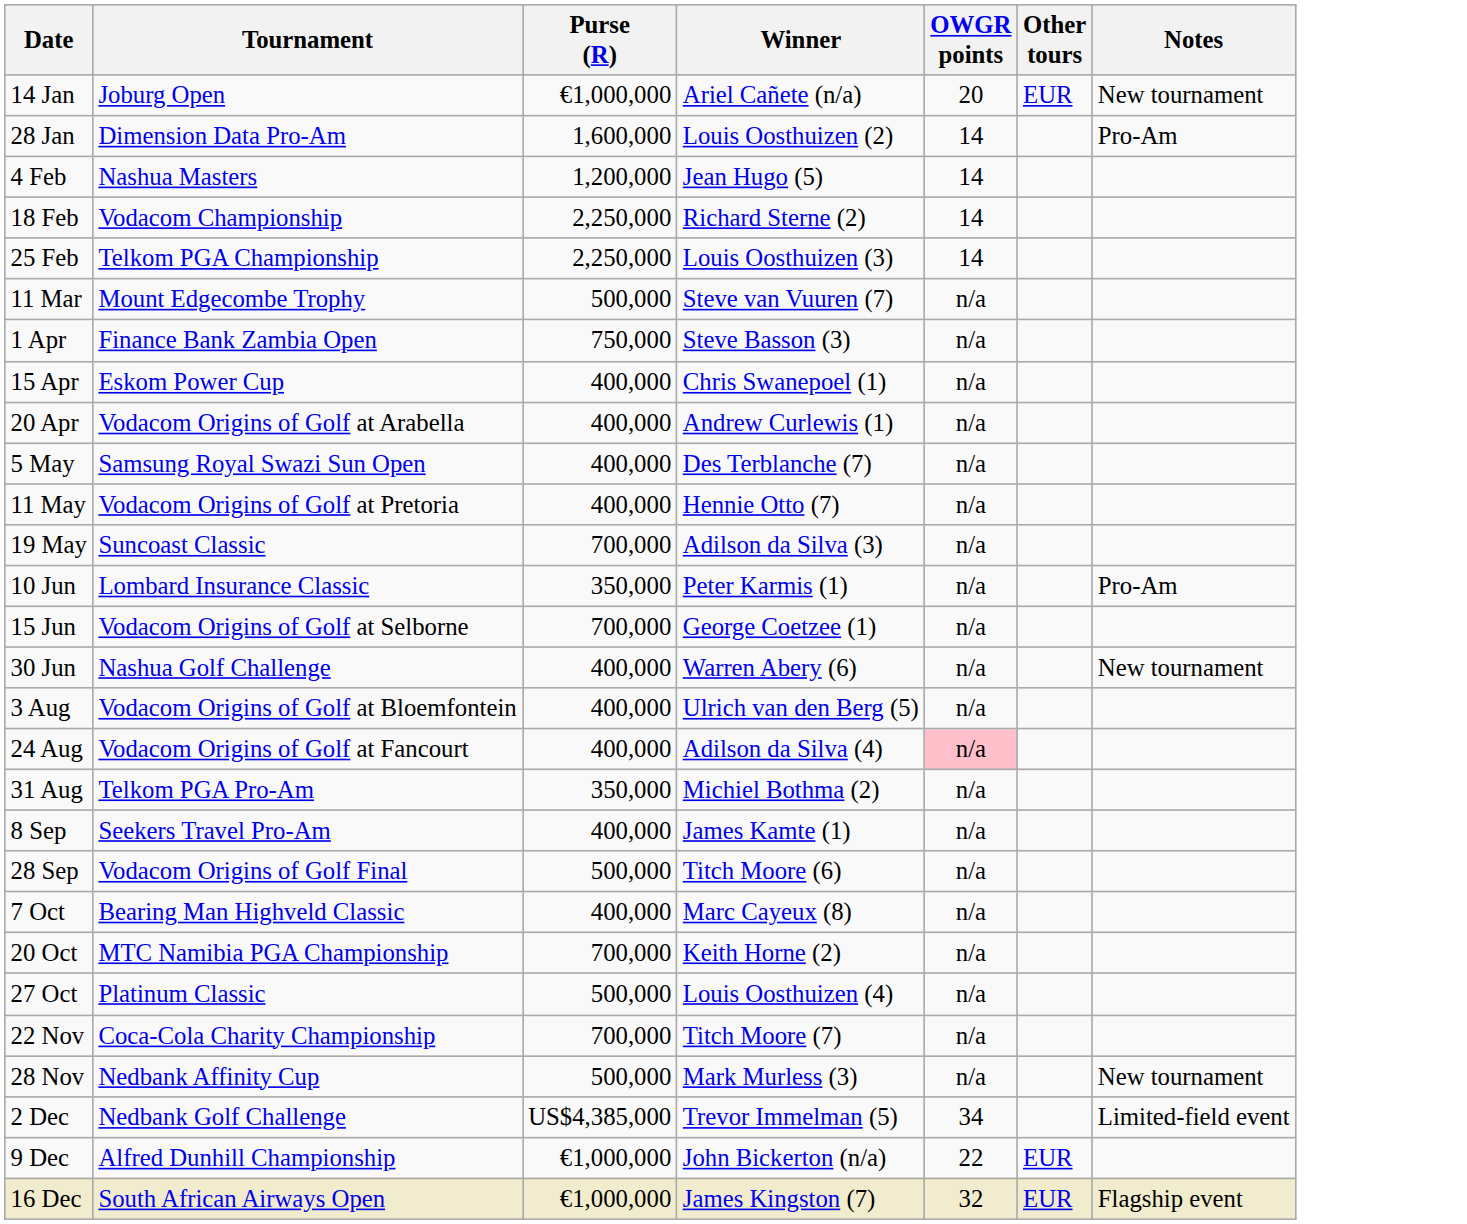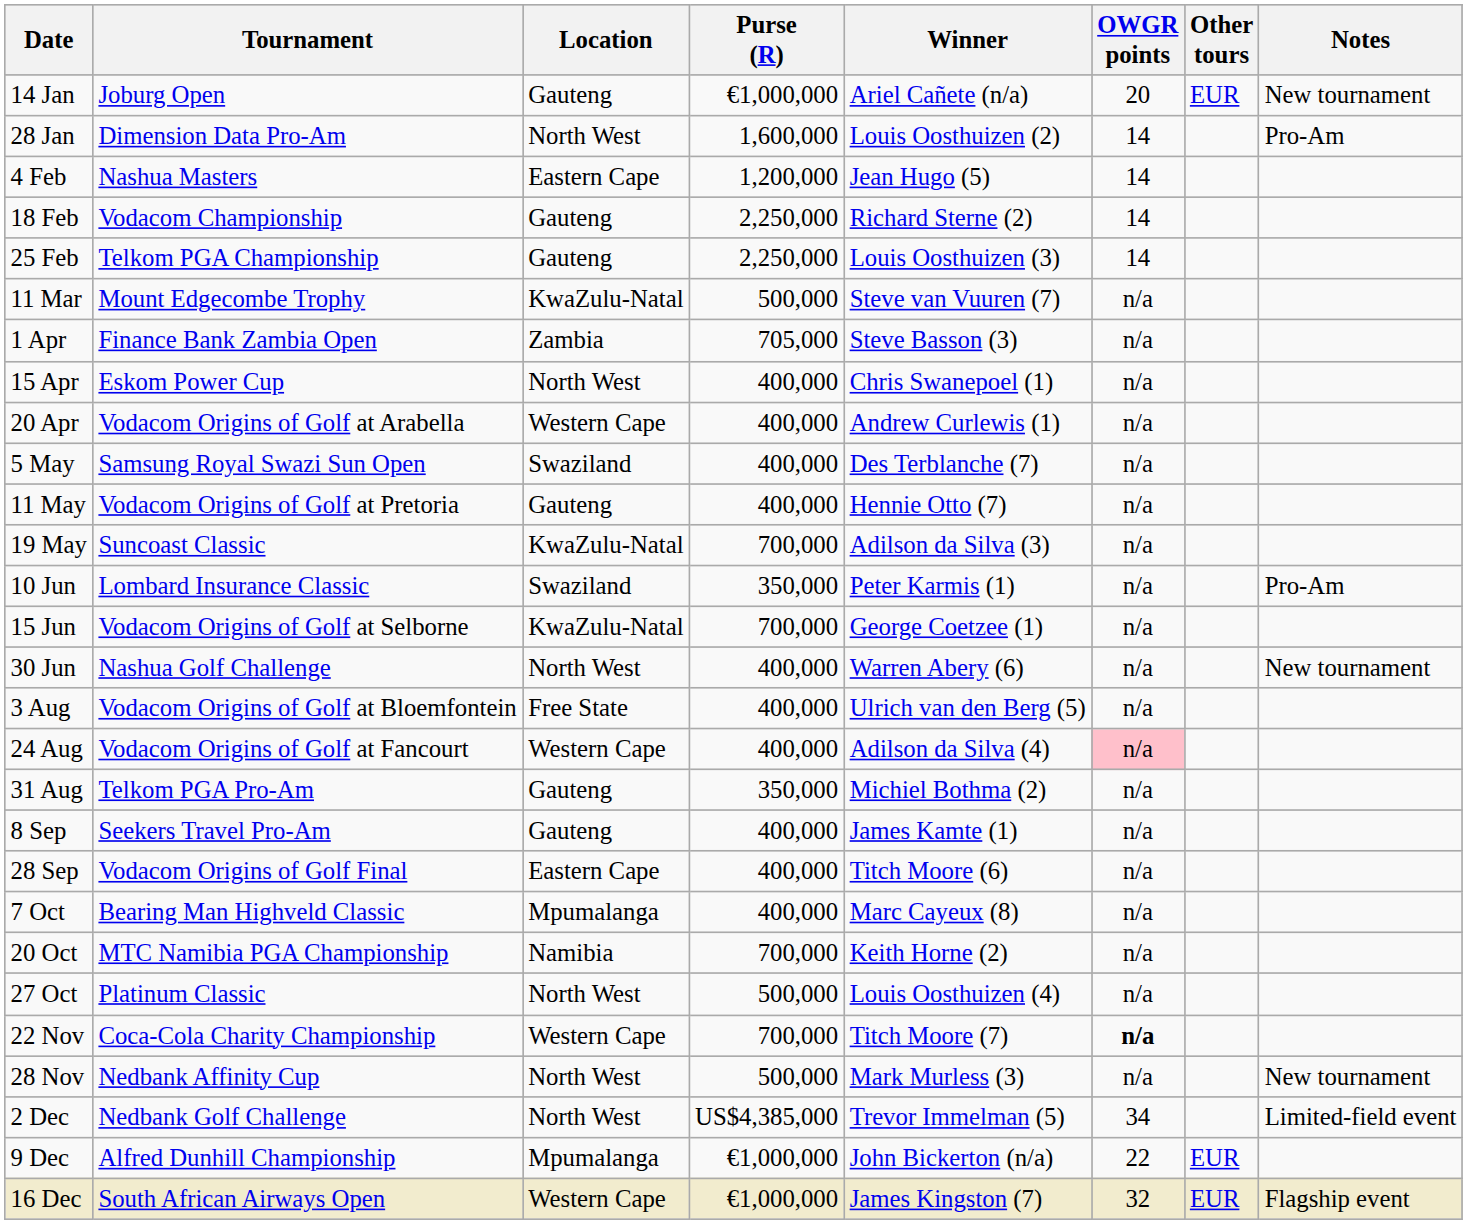+ column: (606, 39)
(631, 340) 750,000 -> (798, 340) 705,000
(631, 871) 500,000 -> (798, 871) 400,000
(971, 1034) normal -> (1138, 1034) bold
